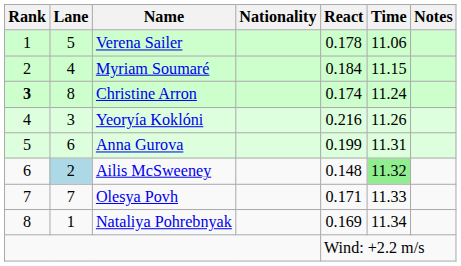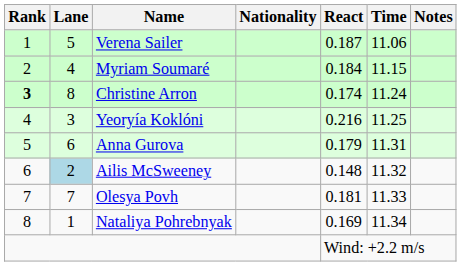(344, 42) 0.178 -> (344, 42) 0.187
(389, 119) 11.26 -> (389, 119) 11.25
(344, 145) 0.199 -> (344, 145) 0.179
(389, 171) lightgreen background -> (389, 171) no background
(344, 196) 0.171 -> (344, 196) 0.181
